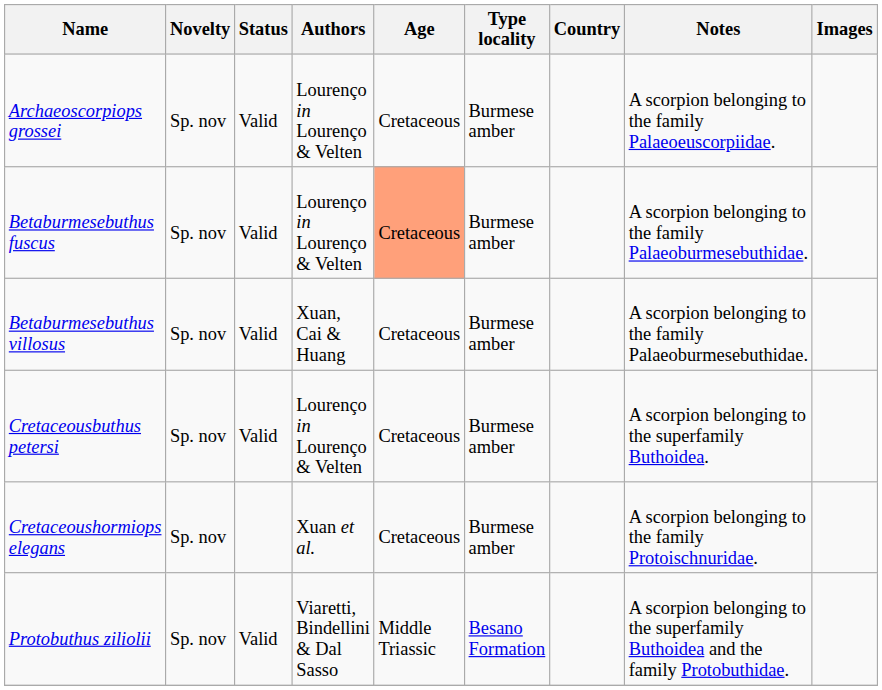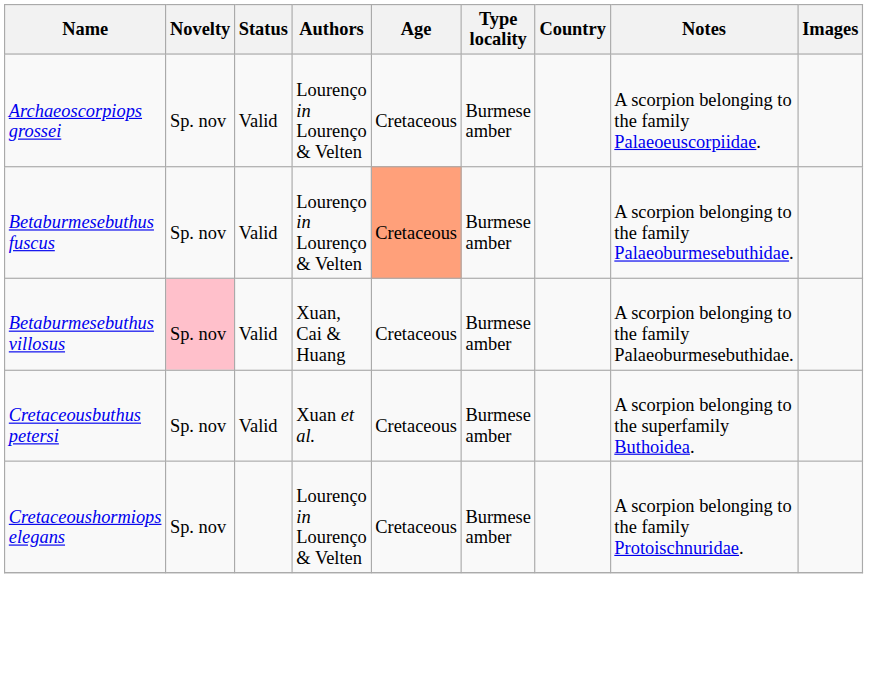(198, 334) no background -> (198, 334) pink background
(332, 435) Lourenço in Lourenço & Velten -> (325, 425) Xuan et al.
(325, 537) Xuan et al. -> (332, 527) Lourenço in Lourenço & Velten
- row: (80, 639)
